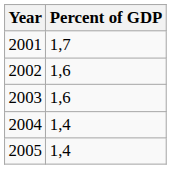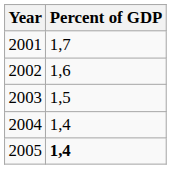(60, 97) 1,6 -> (60, 97) 1,5
(60, 151) normal -> (60, 151) bold
